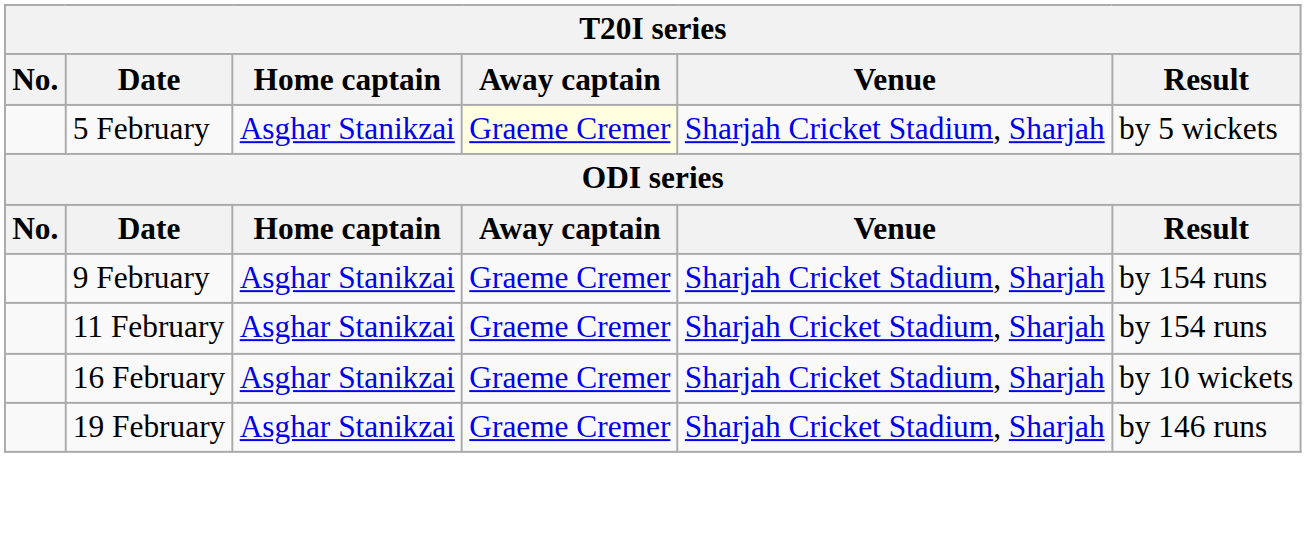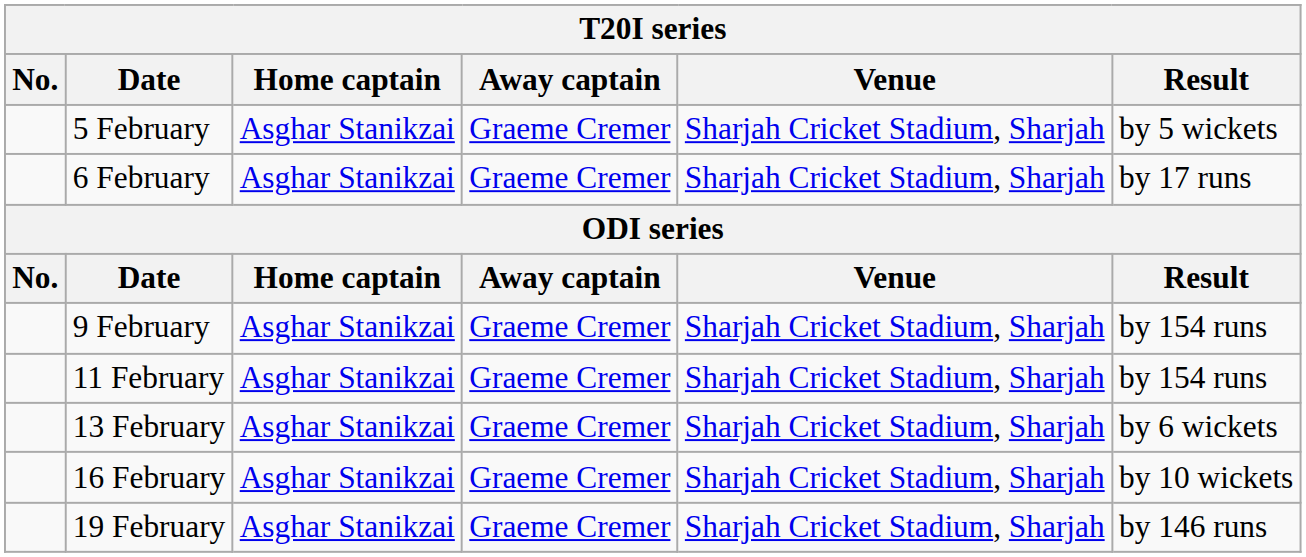(570, 128) lightyellow background -> (570, 128) no background
+ row: (141, 178)
+ row: (149, 427)
